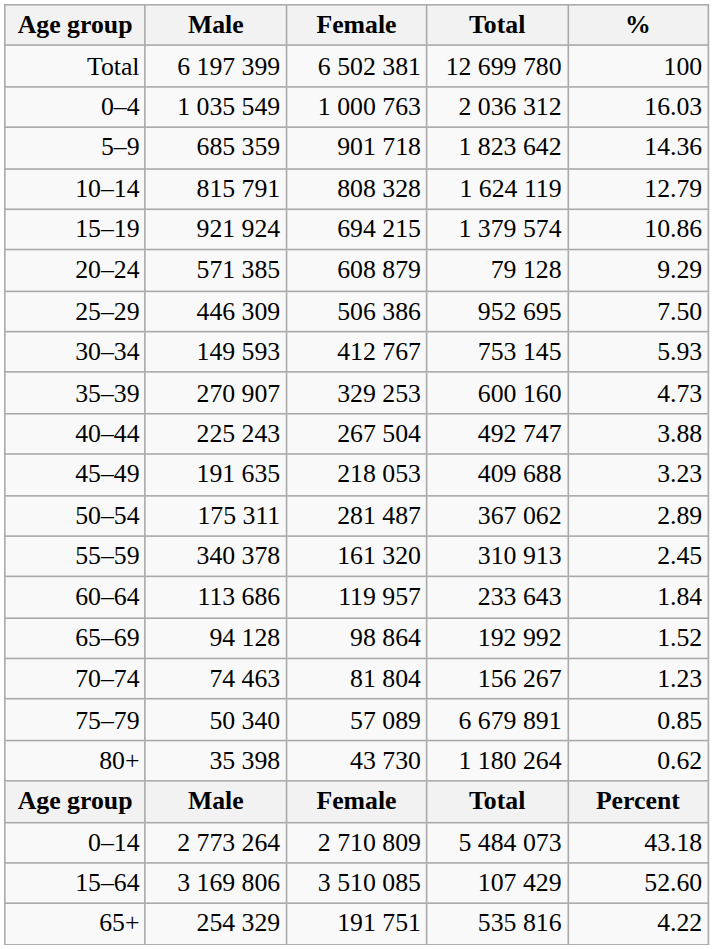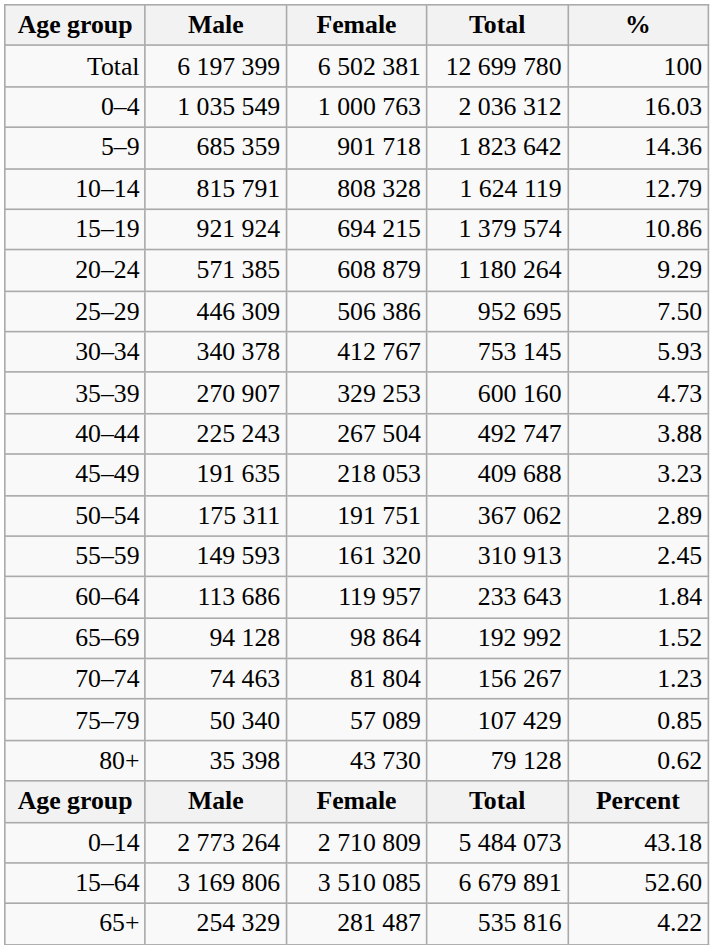(526, 270) 79 128 -> (510, 270) 1 180 264
(238, 351) 149 593 -> (238, 351) 340 378
(379, 515) 281 487 -> (379, 515) 191 751
(238, 556) 340 378 -> (238, 556) 149 593
(510, 719) 6 679 891 -> (520, 719) 107 429
(510, 760) 1 180 264 -> (526, 760) 79 128
(520, 882) 107 429 -> (510, 882) 6 679 891
(379, 923) 191 751 -> (379, 923) 281 487
